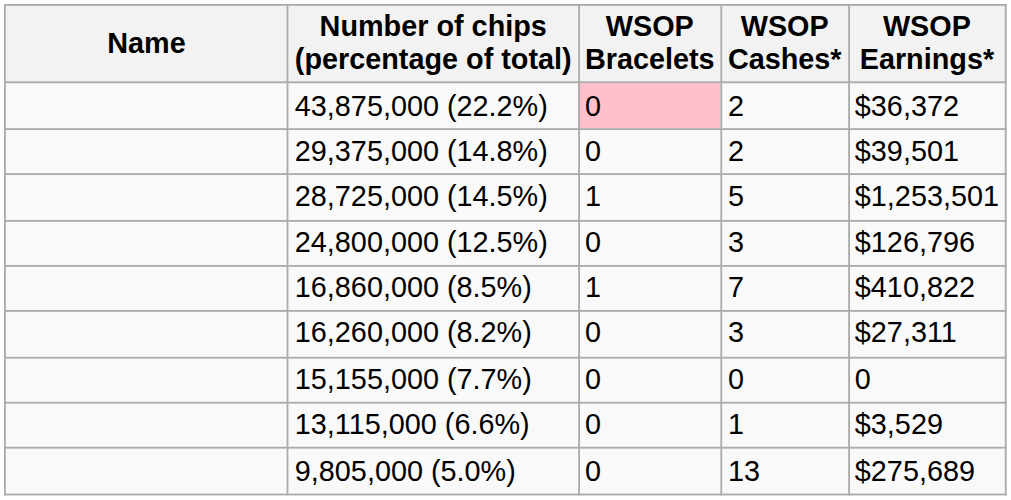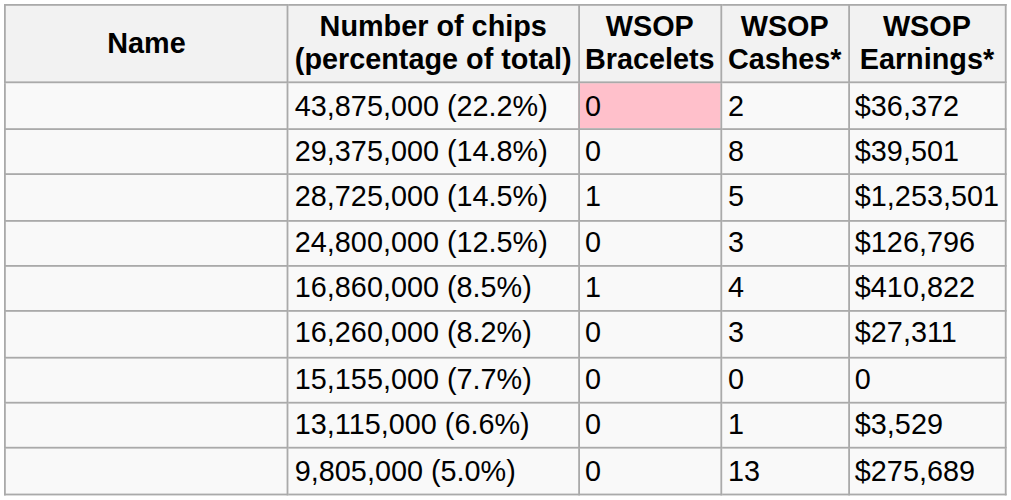(736, 151) 2 -> (736, 151) 8
(736, 288) 7 -> (736, 288) 4
